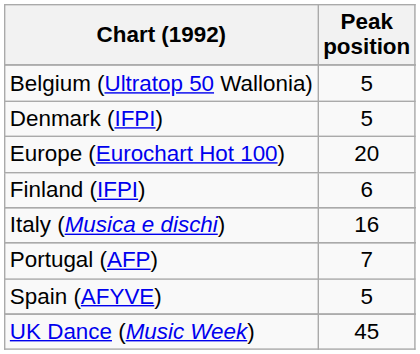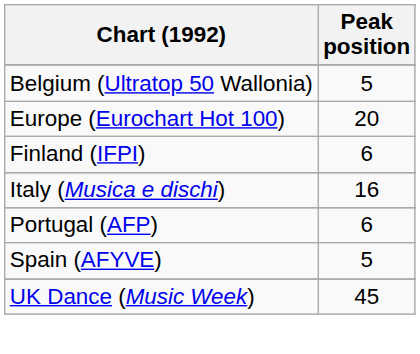- row: (86, 118)
(367, 260) 7 -> (367, 225) 6
